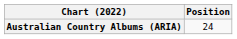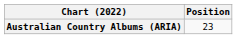(208, 27) 24 -> (208, 27) 23
